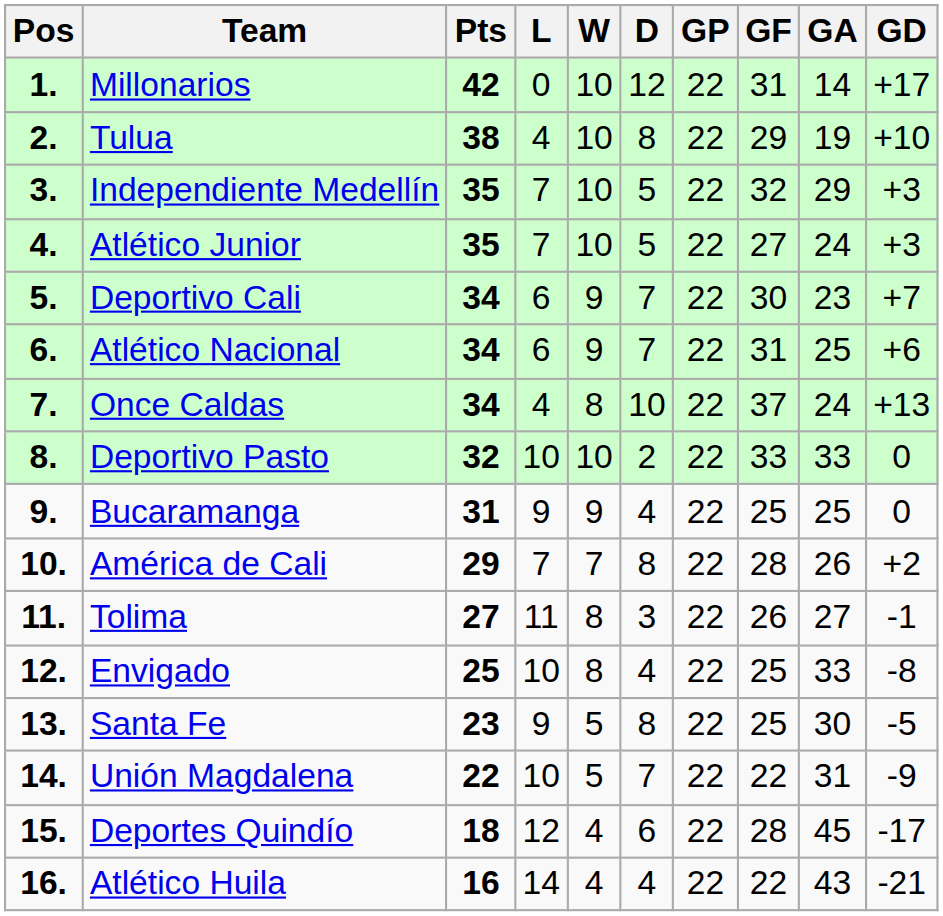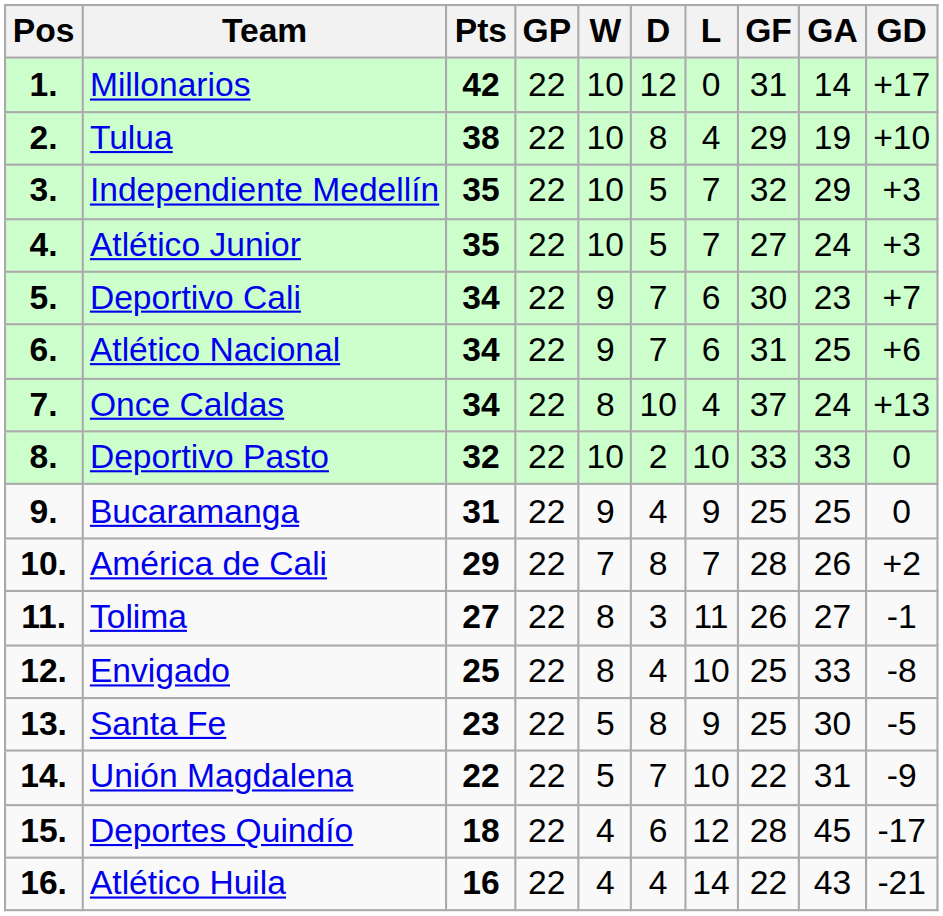columns swapped: (705, 31) <-> (541, 31)
